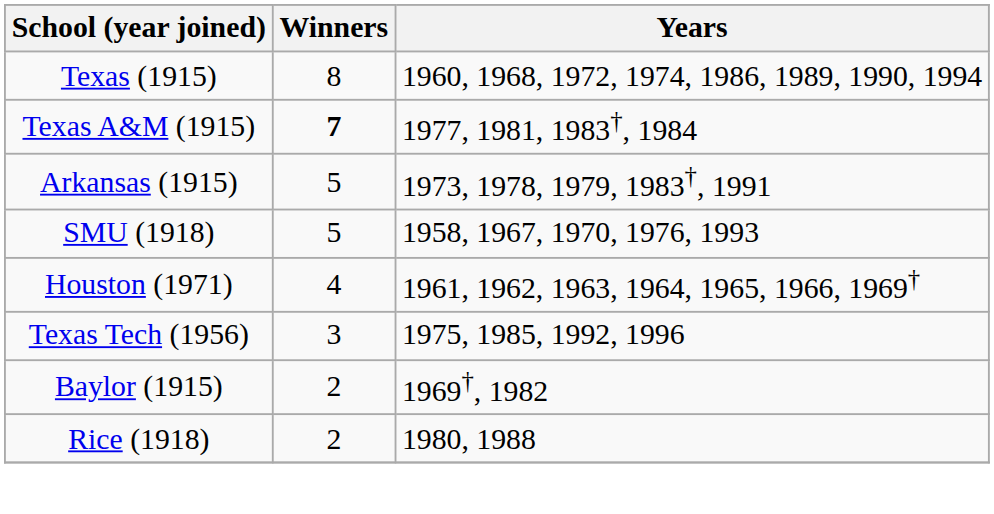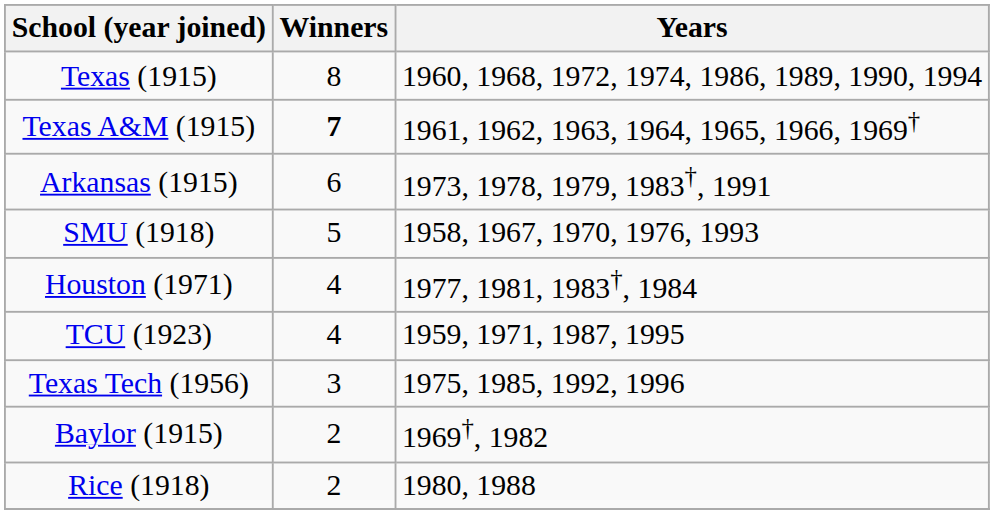(549, 126) 1977, 1981, 1983†, 1984 -> (661, 126) 1961, 1962, 1963, 1964, 1965, 1966, 1969†
(334, 181) 5 -> (334, 181) 6
(661, 284) 1961, 1962, 1963, 1964, 1965, 1966, 1969† -> (549, 284) 1977, 1981, 1983†, 1984
+ row: (139, 335)
